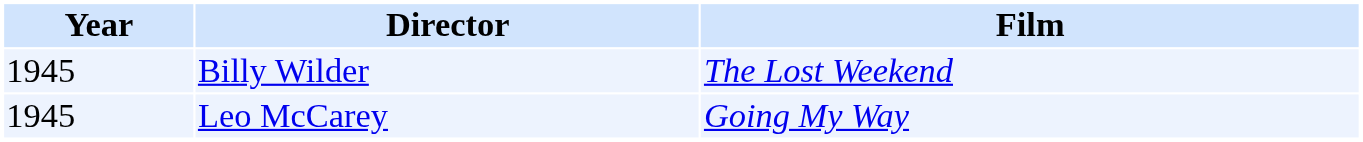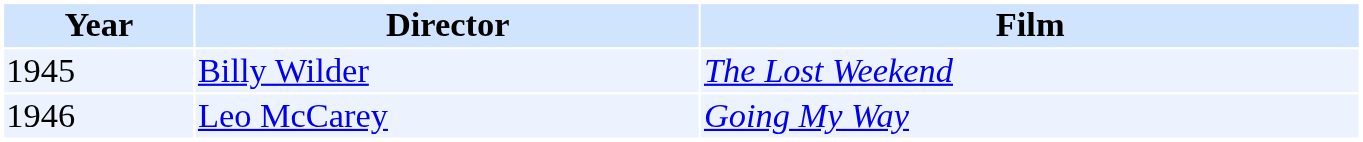(41, 115) 1945 -> (41, 115) 1946
